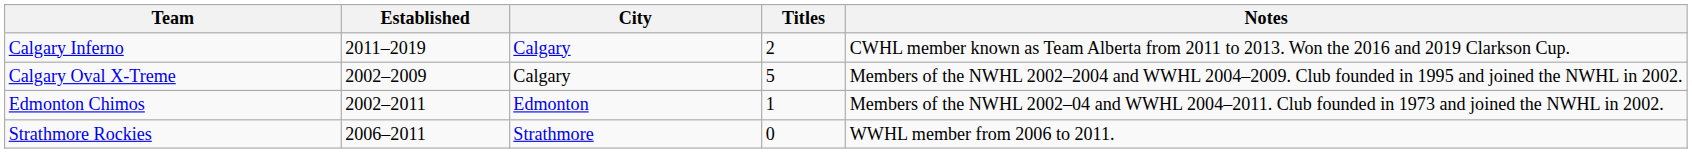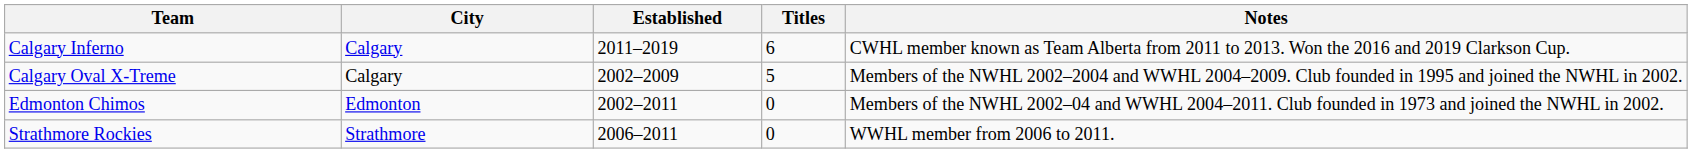columns swapped: (635, 18) <-> (425, 18)
(770, 47) 2 -> (770, 47) 6
(770, 104) 1 -> (770, 104) 0
